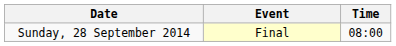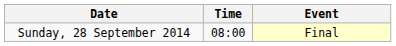columns swapped: (366, 14) <-> (272, 14)
